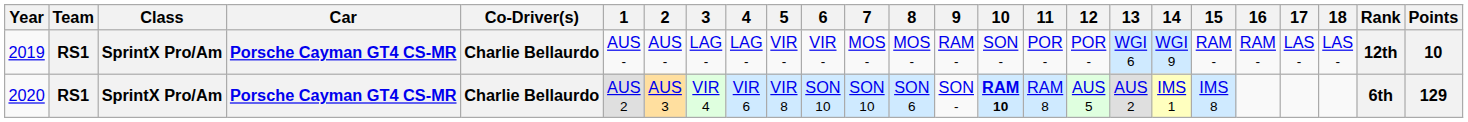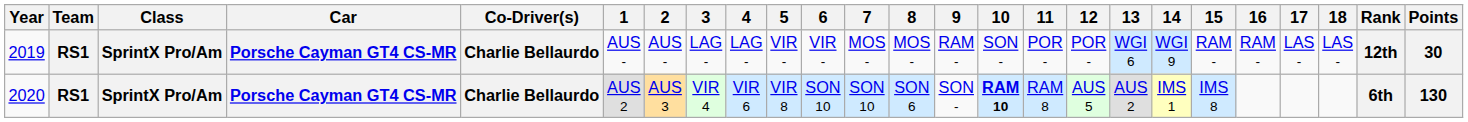(1433, 52) 10 -> (1433, 52) 30
(1433, 96) 129 -> (1433, 96) 130
